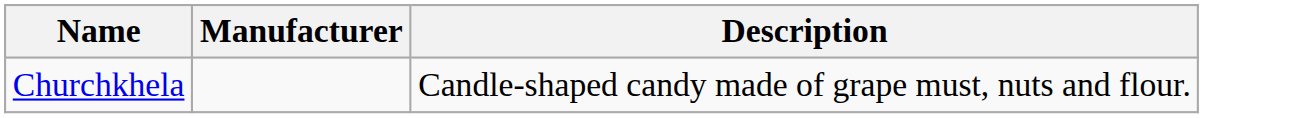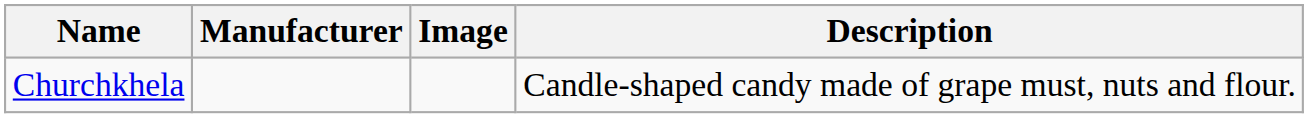+ column: (463, 31)
